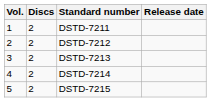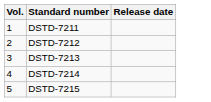- column: (41, 12)
